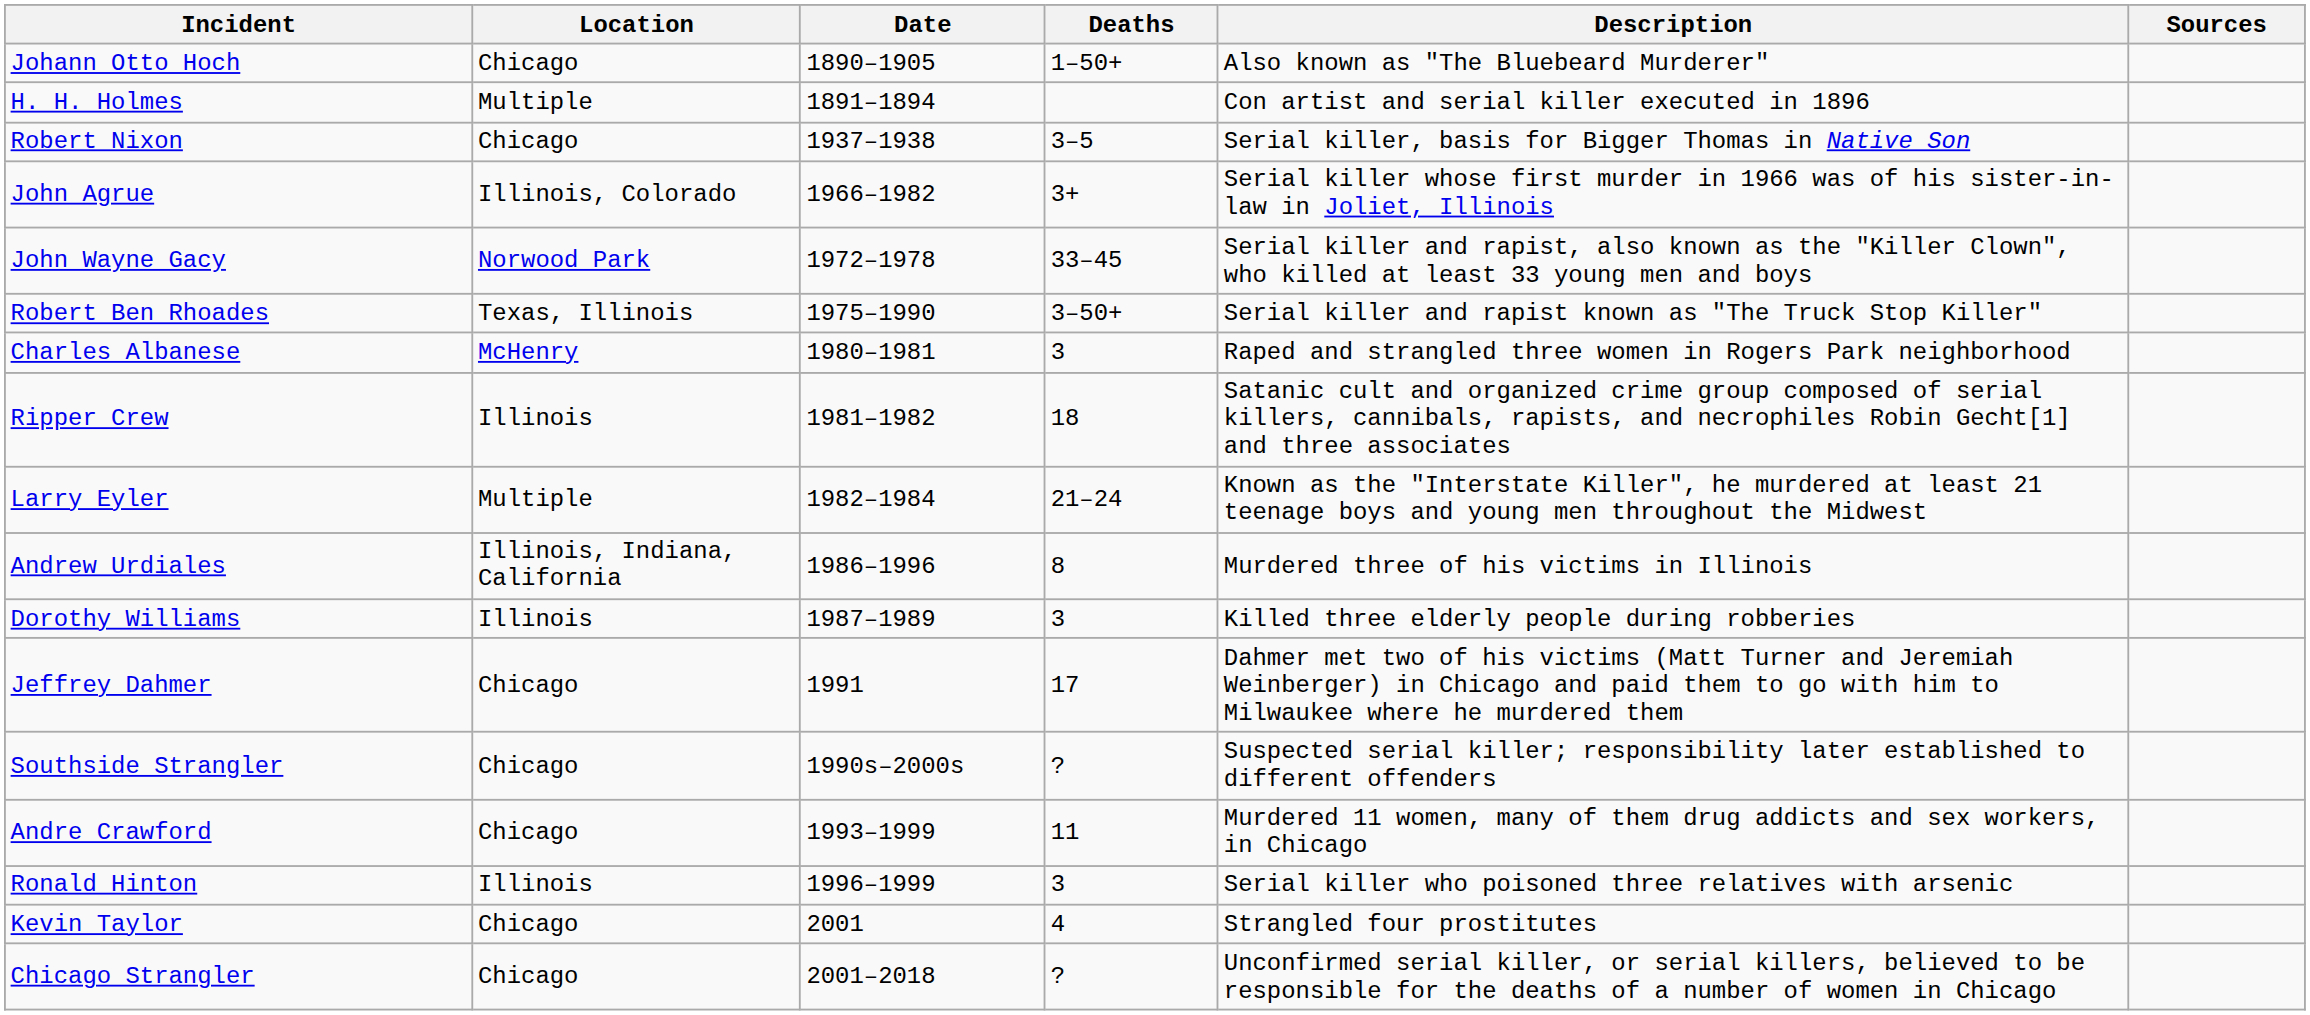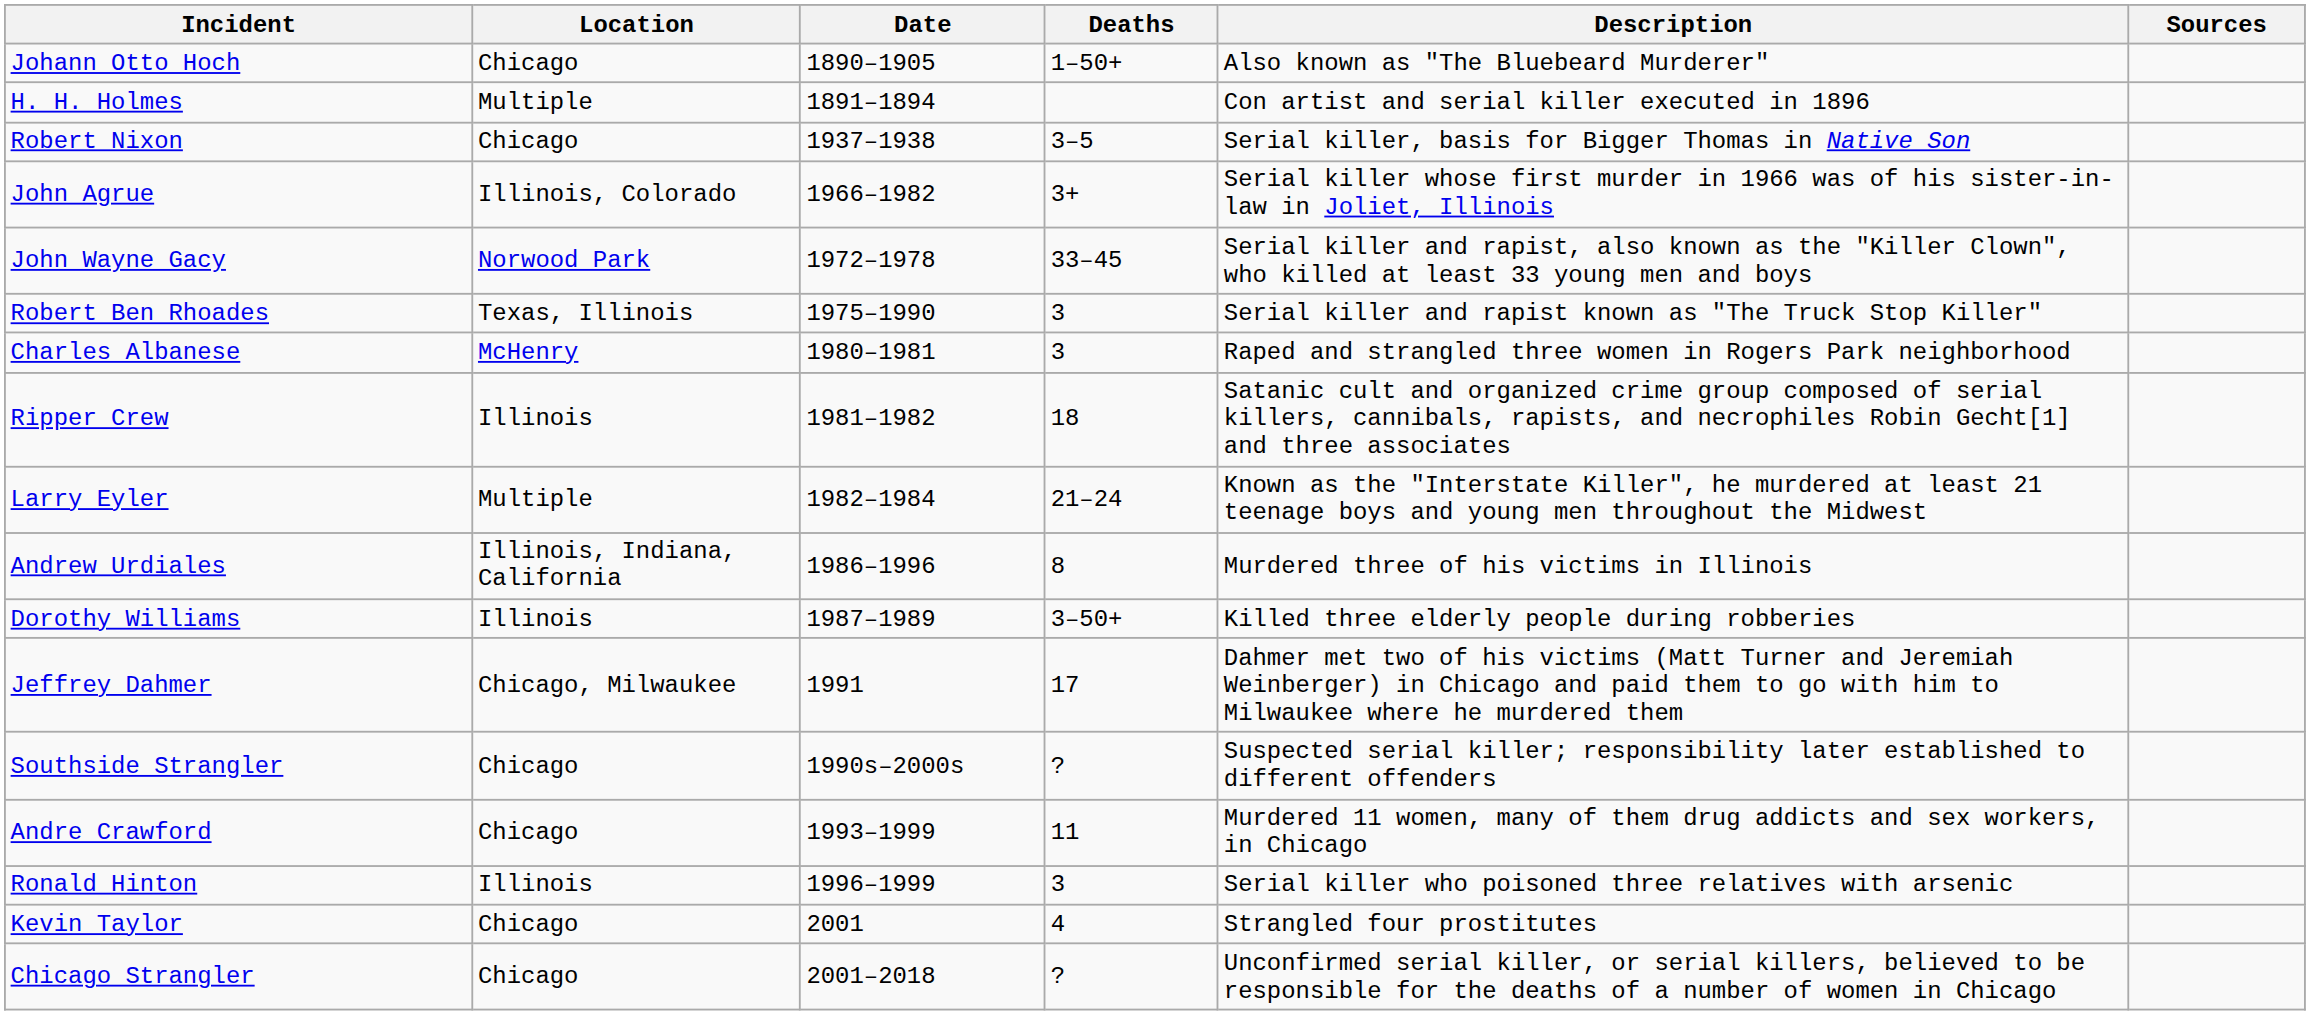(1087, 314) 3–50+ -> (1058, 314) 3
(1058, 619) 3 -> (1087, 619) 3–50+
(528, 685) Chicago -> (607, 685) Chicago, Milwaukee
